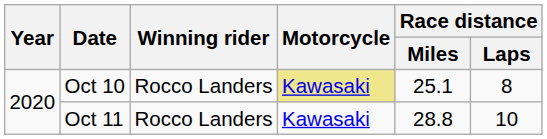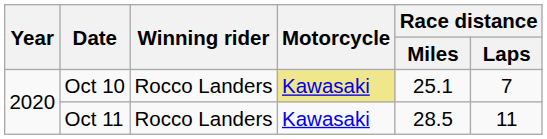(507, 86) 8 -> (507, 86) 7
(433, 119) 28.8 -> (433, 119) 28.5
(507, 119) 10 -> (507, 119) 11
